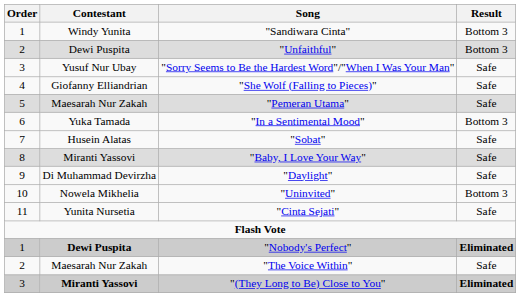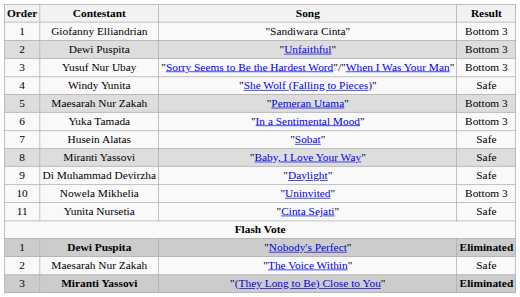(99, 31) Windy Yunita -> (99, 31) Giofanny Elliandrian
(486, 67) Safe -> (486, 67) Bottom 3
(99, 85) Giofanny Elliandrian -> (99, 85) Windy Yunita
(486, 103) Safe -> (486, 103) Bottom 3
